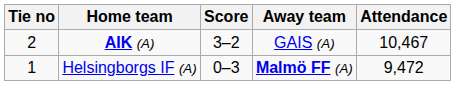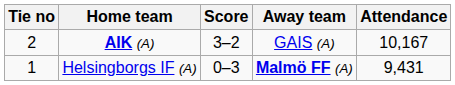(404, 42) 10,467 -> (404, 42) 10,167
(404, 67) 9,472 -> (404, 67) 9,431
